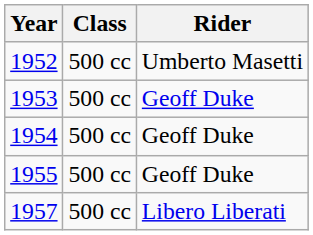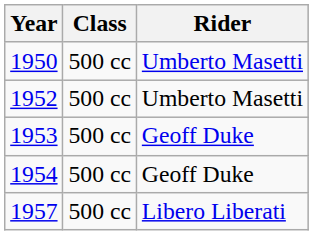+ row: (34, 60)
- row: (34, 173)
